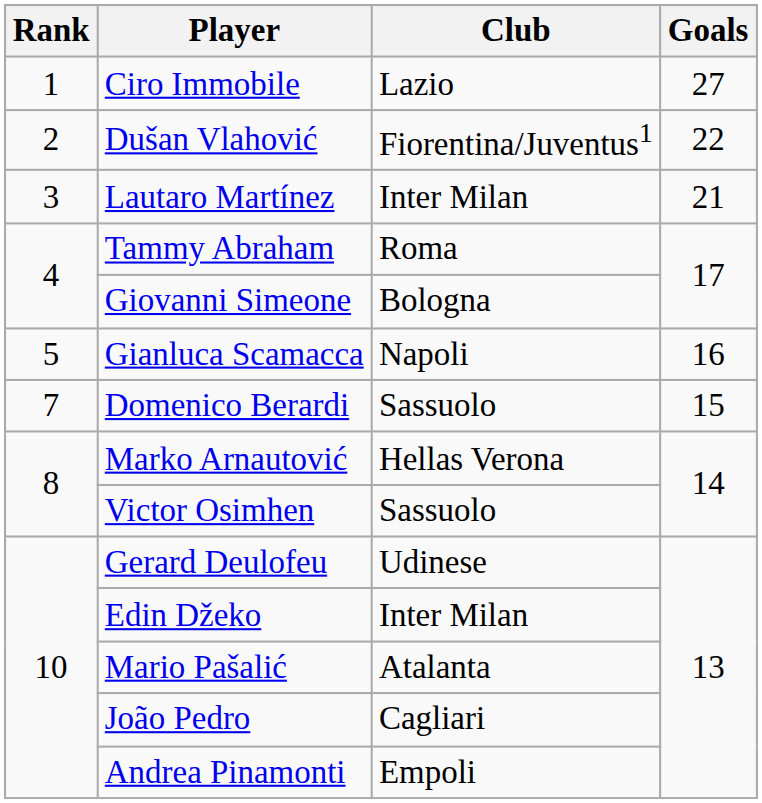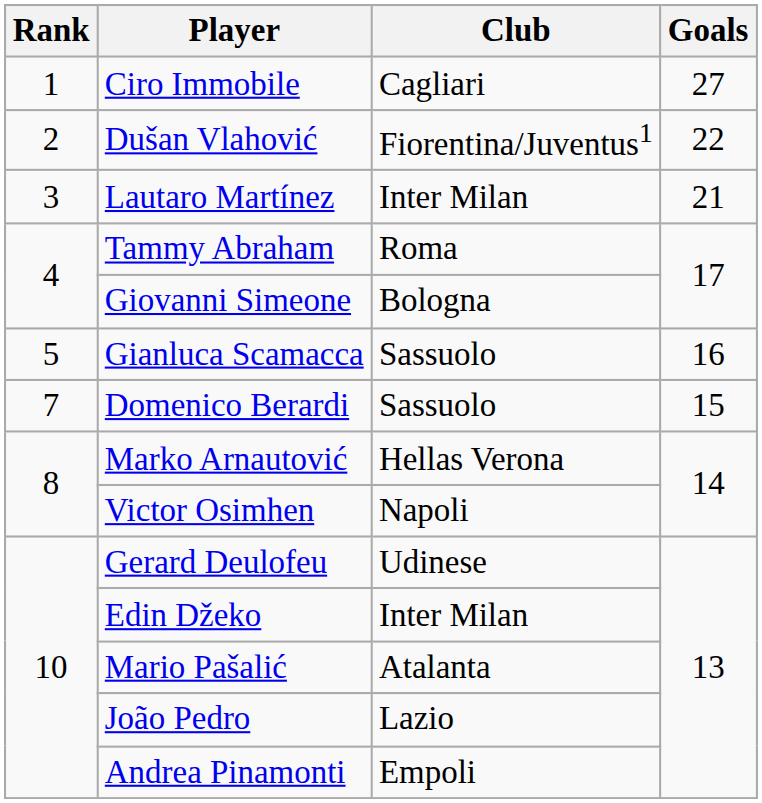(416, 82) Lazio -> (432, 82) Cagliari
(424, 353) Napoli -> (438, 353) Sassuolo
(438, 510) Sassuolo -> (424, 510) Napoli
(432, 719) Cagliari -> (416, 719) Lazio
